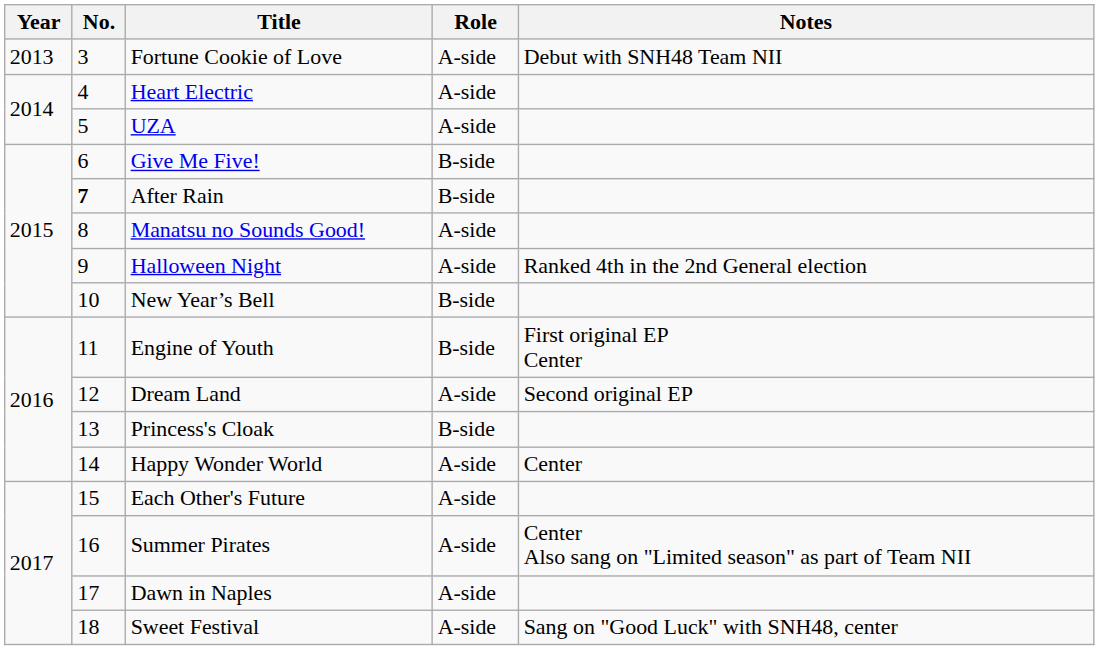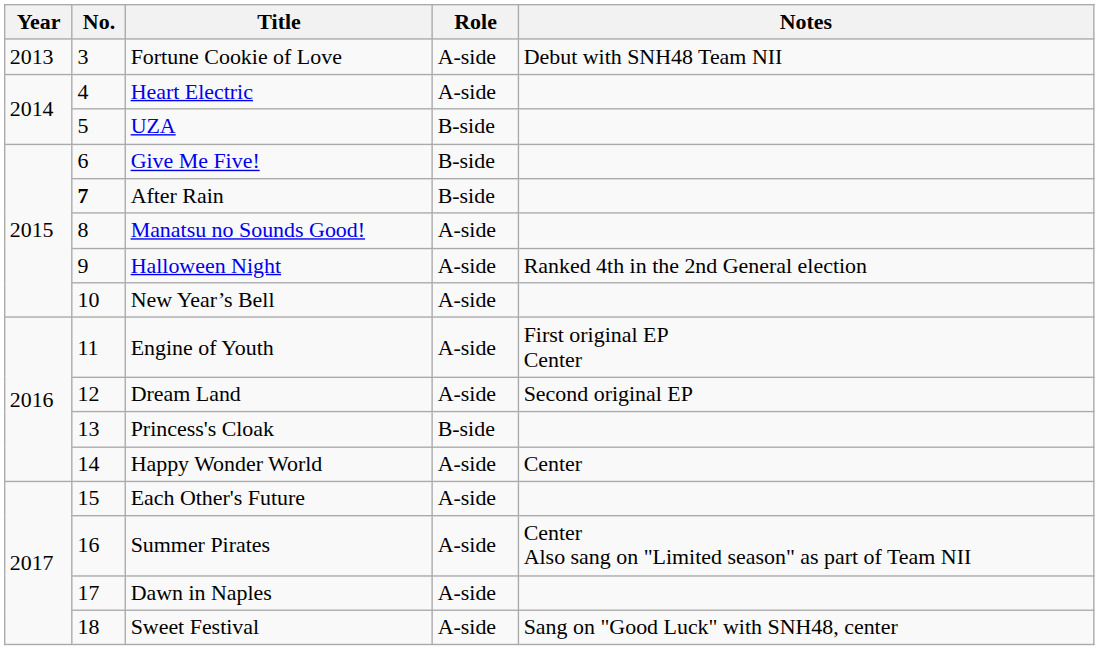(467, 126) A-side -> (466, 126) B-side
(466, 299) B-side -> (467, 299) A-side
(466, 347) B-side -> (467, 347) A-side
